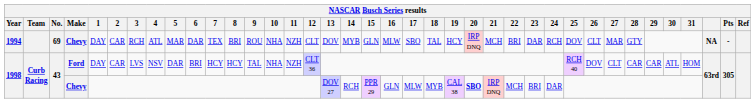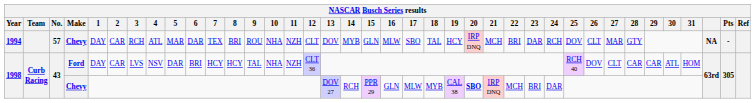(57, 41) 69 -> (57, 41) 57
